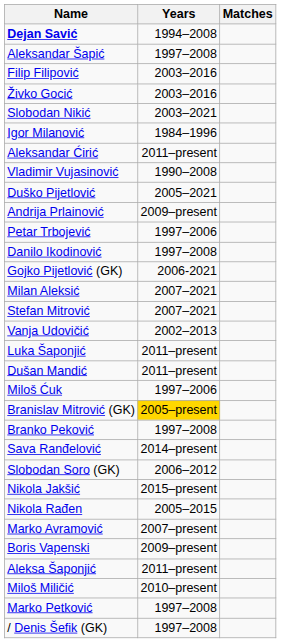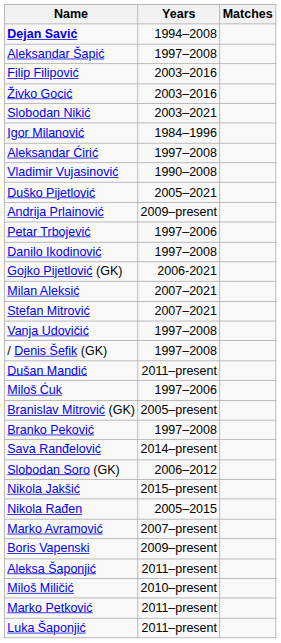(179, 152) 2011–present -> (186, 152) 1997–2008
(186, 331) 2002–2013 -> (186, 331) 1997–2008
rows swapped: (57, 627) <-> (46, 350)
(179, 410) gold background -> (179, 410) no background
(186, 608) 1997–2008 -> (179, 608) 2011–present
